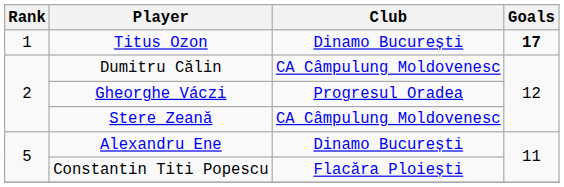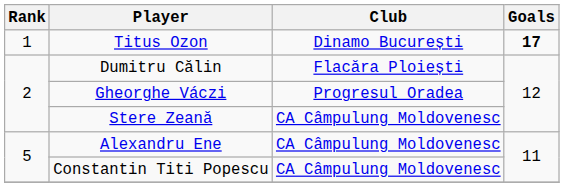(388, 68) CA Câmpulung Moldovenesc -> (388, 68) Flacăra Ploiești
(388, 144) Dinamo București -> (388, 144) CA Câmpulung Moldovenesc
(388, 170) Flacăra Ploiești -> (388, 170) CA Câmpulung Moldovenesc
